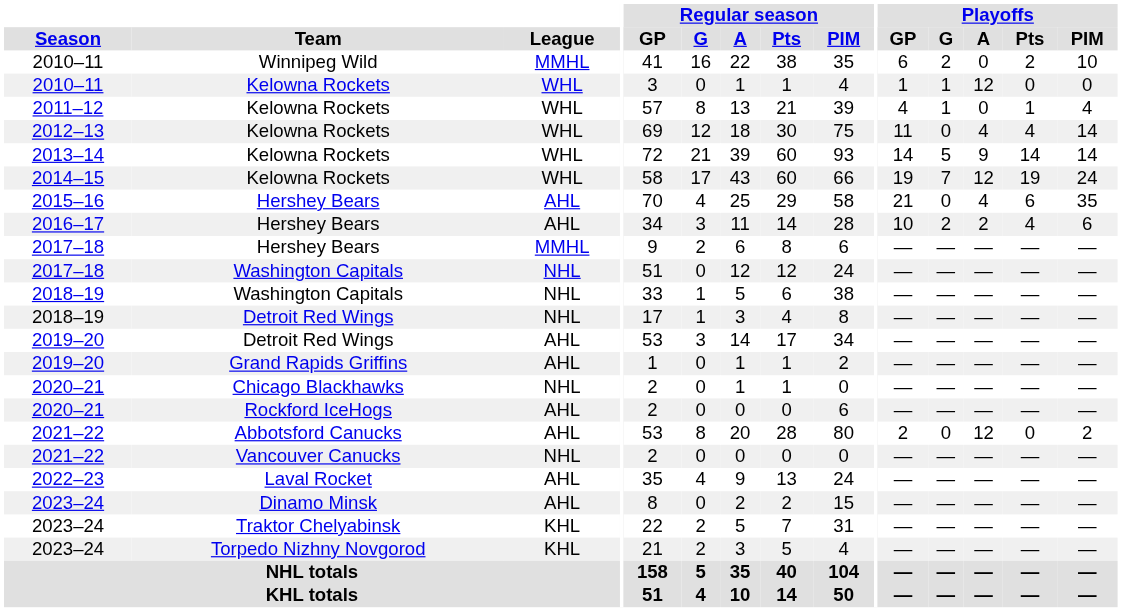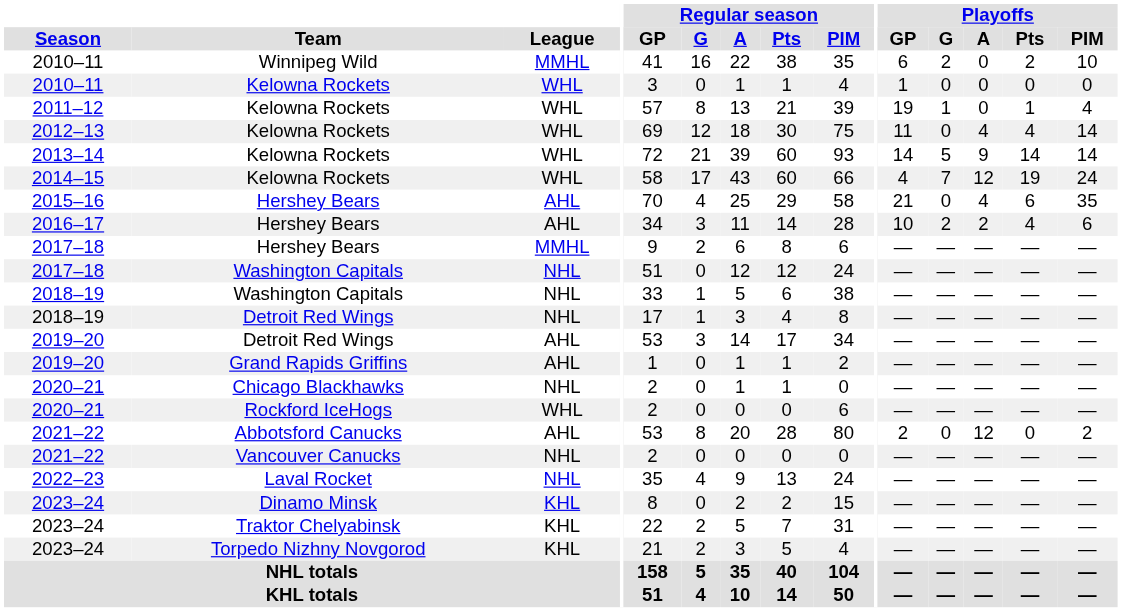(946, 85) 1 -> (946, 85) 0
(984, 85) 12 -> (984, 85) 0
(903, 108) 4 -> (903, 108) 19
(903, 177) 19 -> (903, 177) 4
(562, 409) AHL -> (562, 409) WHL
(562, 479) AHL -> (562, 479) NHL
(562, 502) AHL -> (562, 502) KHL
